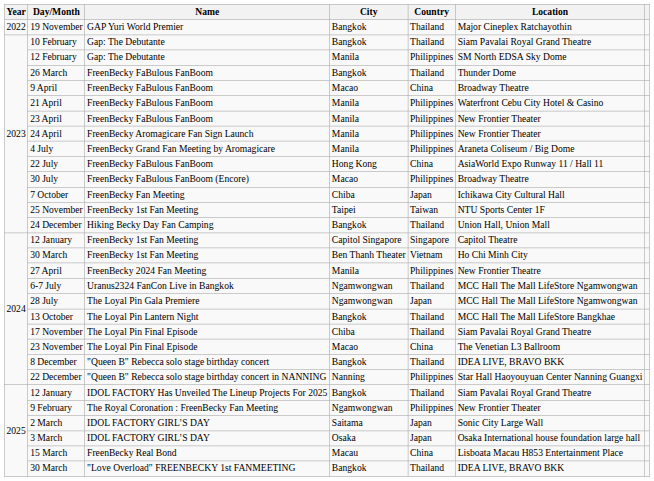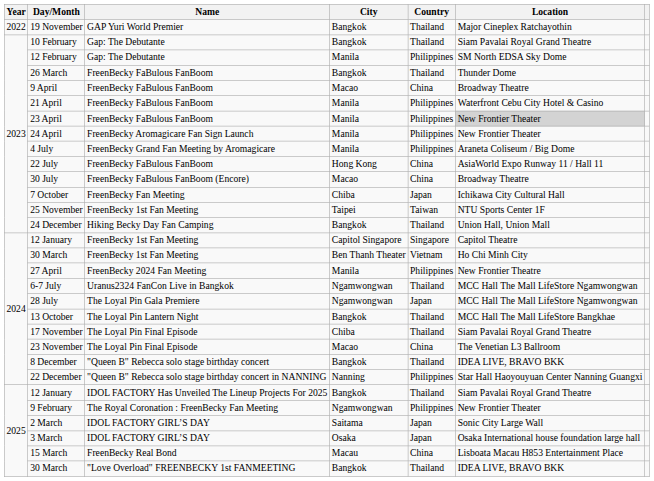(499, 118) no background -> (499, 118) lightgrey background
(432, 179) Philippines -> (421, 179) China
